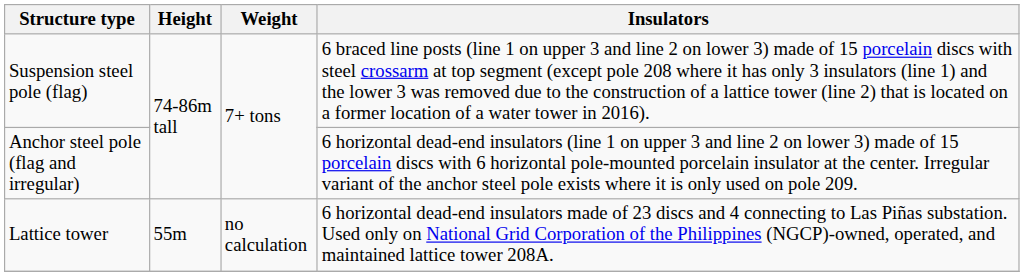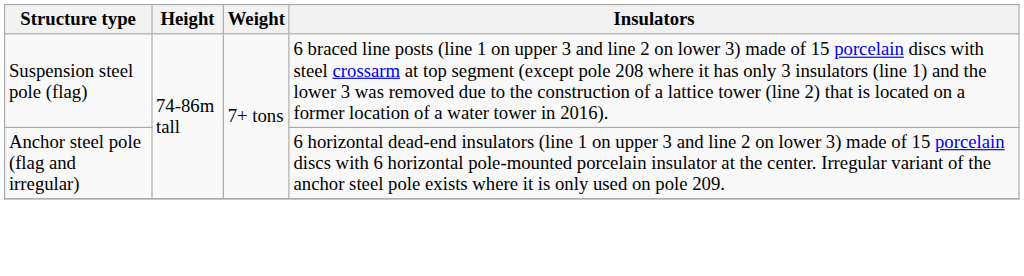- row: (59, 234)
